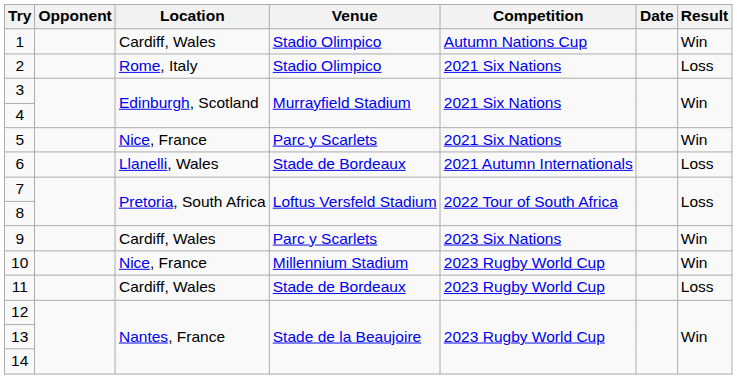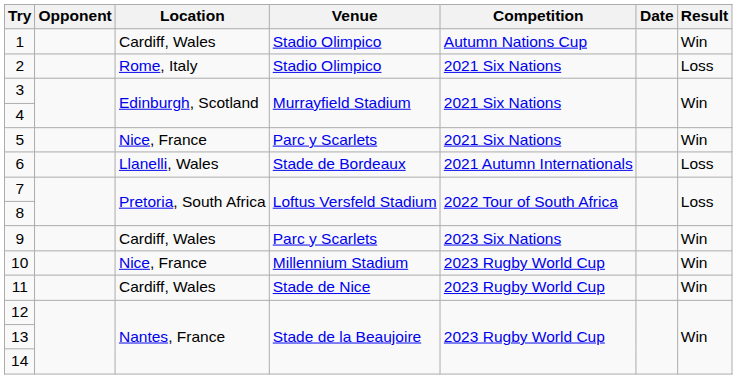(339, 287) Stade de Bordeaux -> (322, 287) Stade de Nice
(697, 287) Loss -> (694, 287) Win
